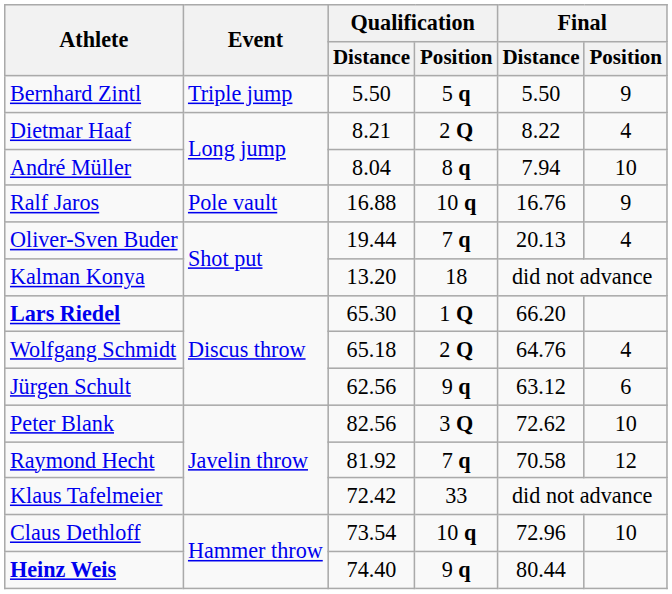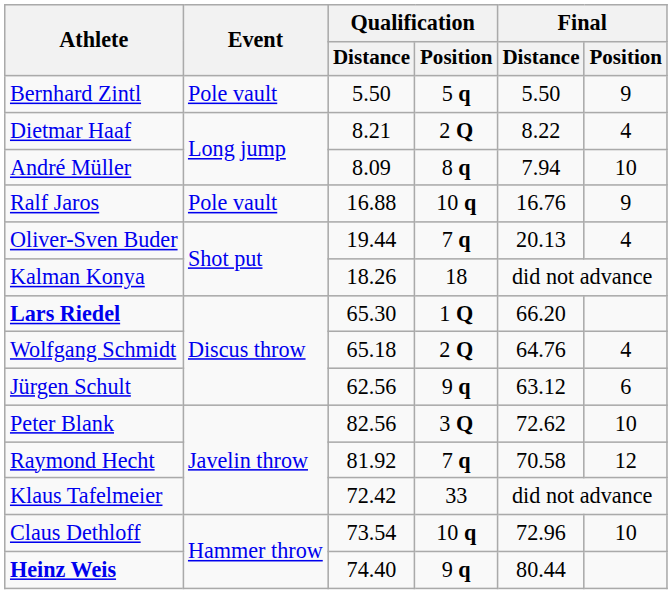(240, 94) Triple jump -> (233, 94) Pole vault
(371, 167) 8.04 -> (371, 167) 8.09
(371, 277) 13.20 -> (371, 277) 18.26
